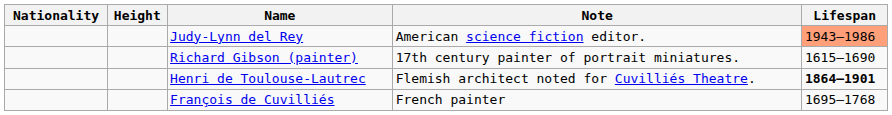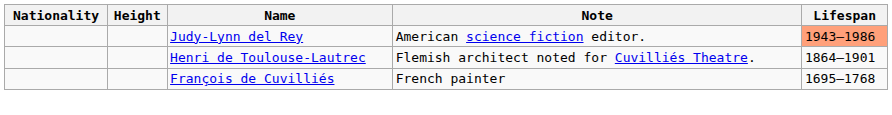- row: (264, 57)
(840, 79) bold -> (840, 57) normal
